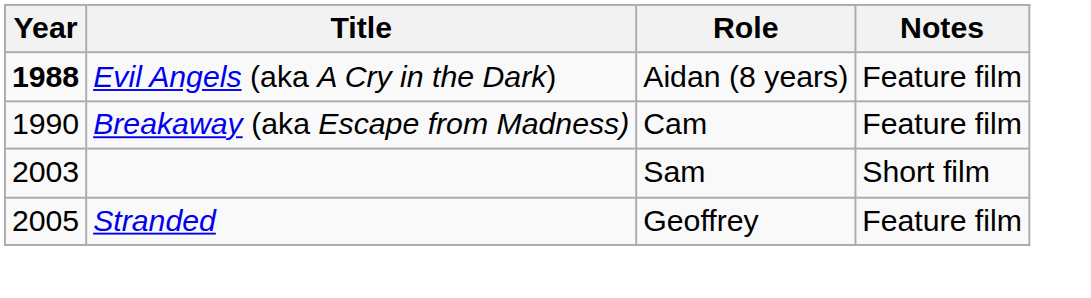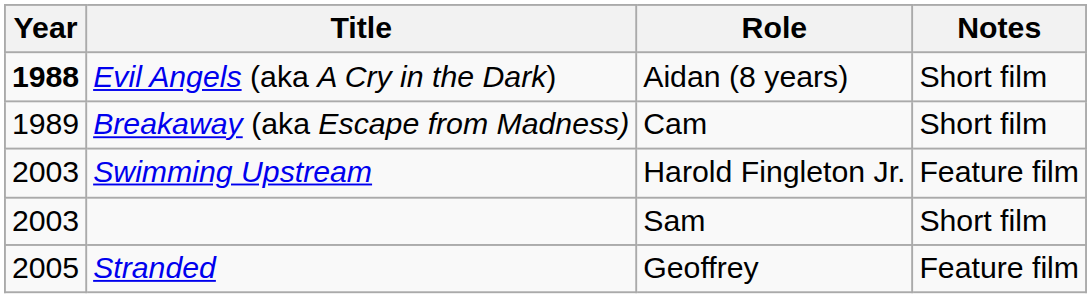(942, 76) Feature film -> (983, 76) Short film
(46, 124) 1990 -> (46, 124) 1989
(942, 124) Feature film -> (983, 124) Short film
+ row: (233, 172)
